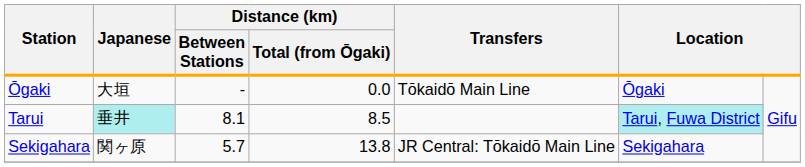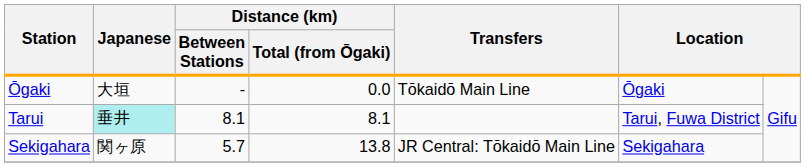(379, 118) 8.5 -> (379, 118) 8.1
(691, 118) paleturquoise background -> (691, 118) no background
